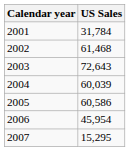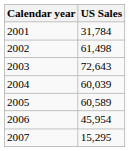(96, 48) 61,468 -> (96, 48) 61,498
(96, 102) 60,586 -> (96, 102) 60,589
